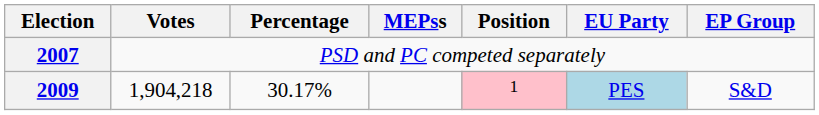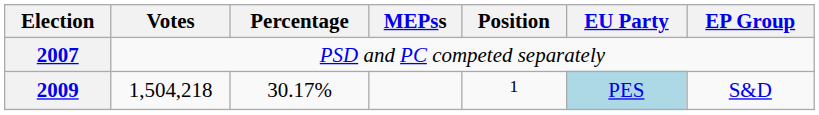(171, 90) 1,904,218 -> (171, 90) 1,504,218
(514, 86) pink background -> (514, 86) no background
